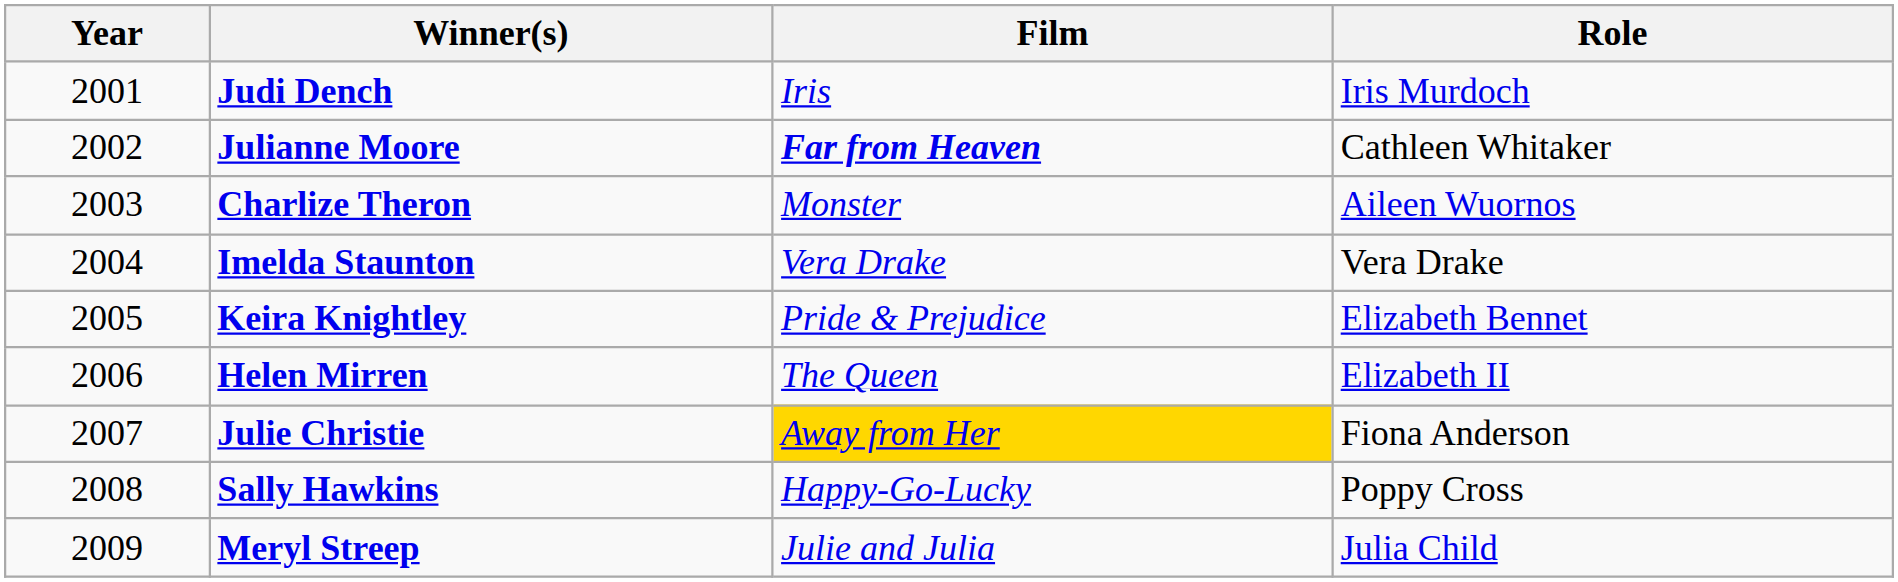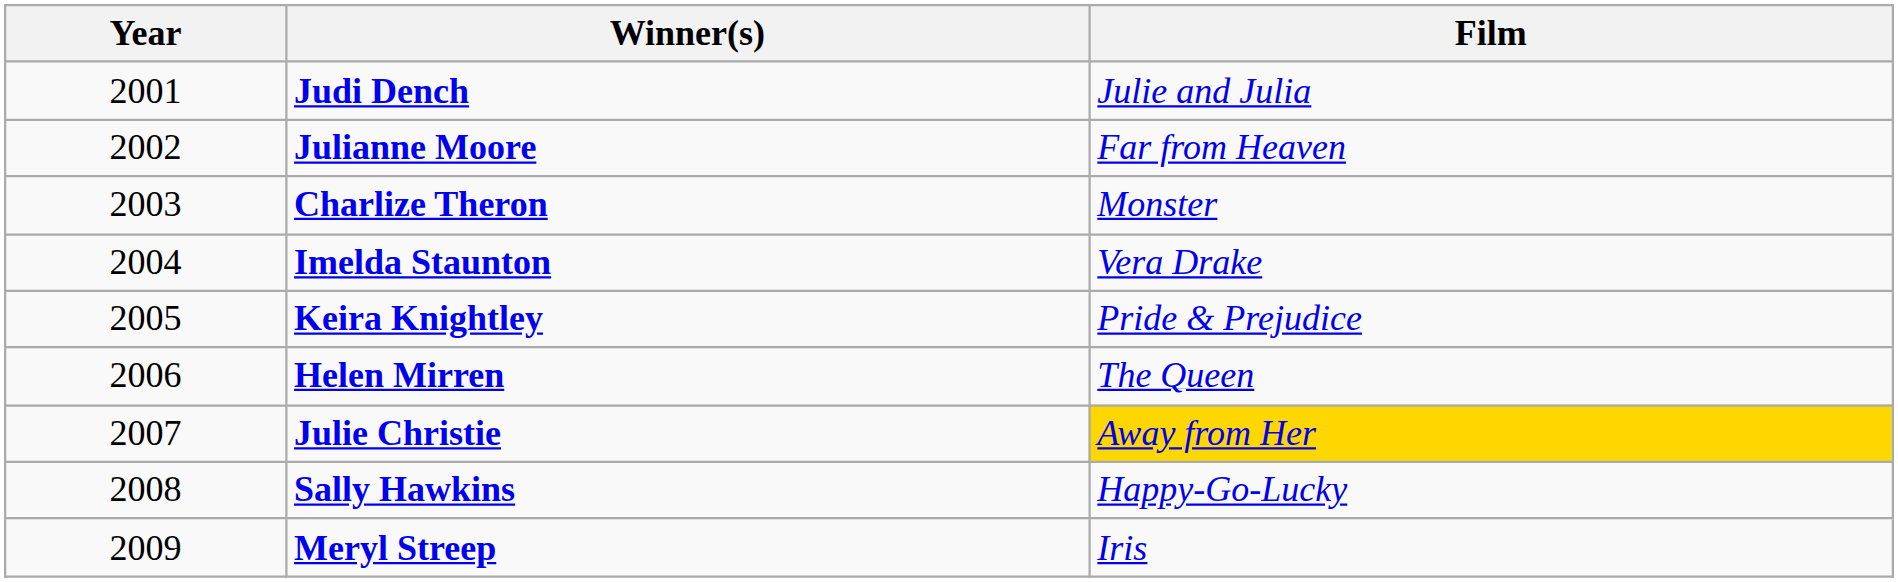- column: (1612, 33)
(806, 90) Iris -> (1204, 90) Julie and Julia
(911, 147) bold -> (1222, 147) normal
(888, 546) Julie and Julia -> (1122, 546) Iris
